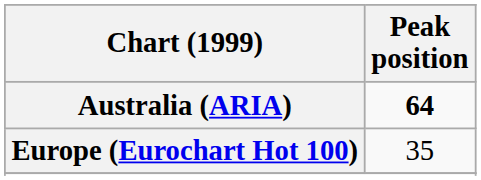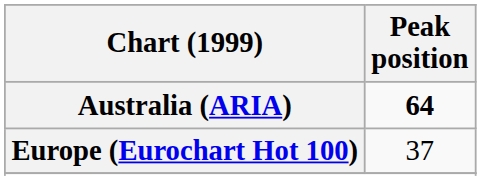(420, 150) 35 -> (420, 150) 37
